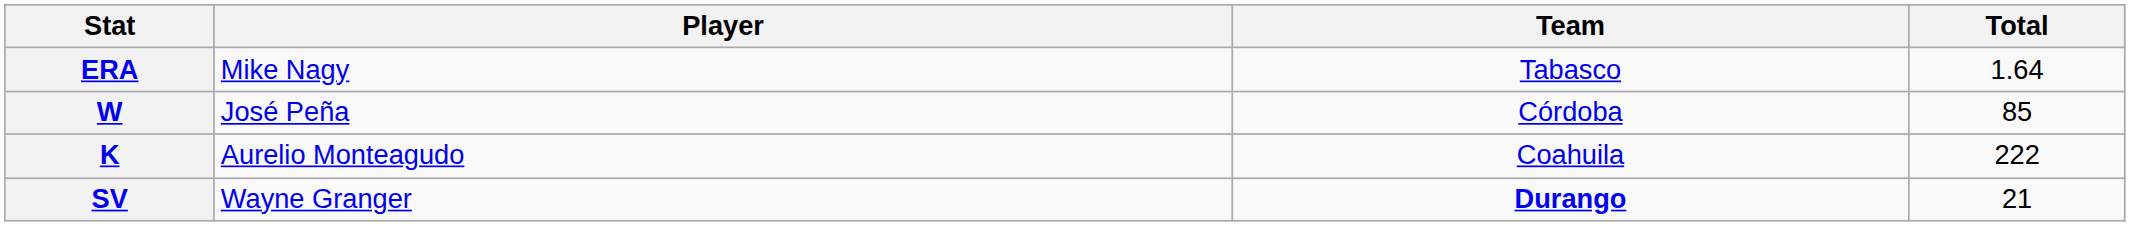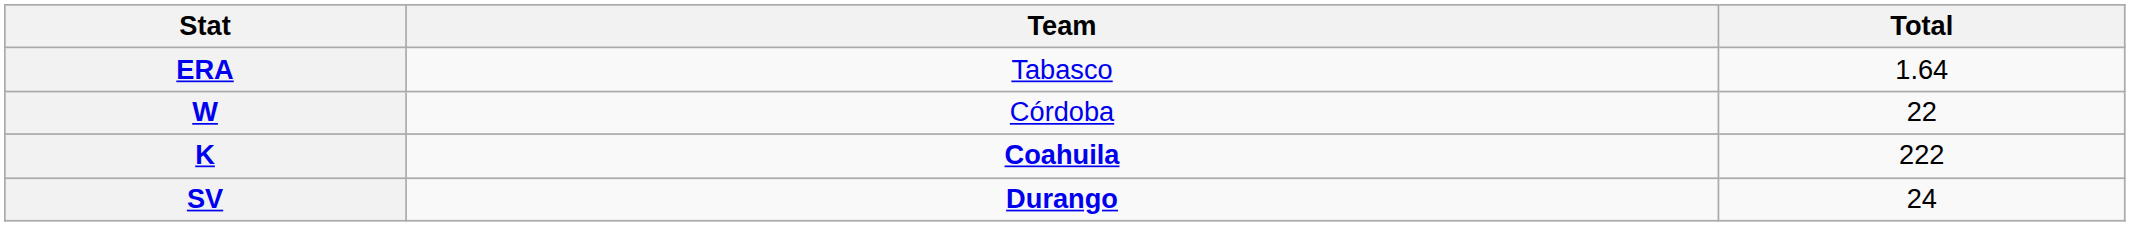- column: (723, 26)
(2017, 112) 85 -> (1922, 112) 22
(1570, 155) normal -> (1062, 155) bold
(2017, 198) 21 -> (1922, 198) 24
